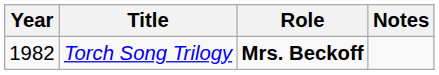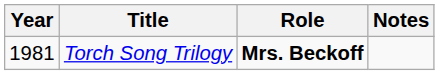(32, 52) 1982 -> (32, 52) 1981
